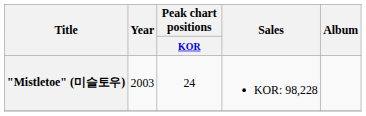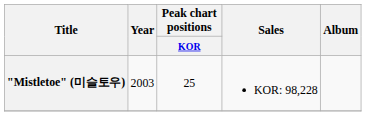(189, 83) 24 -> (189, 83) 25
